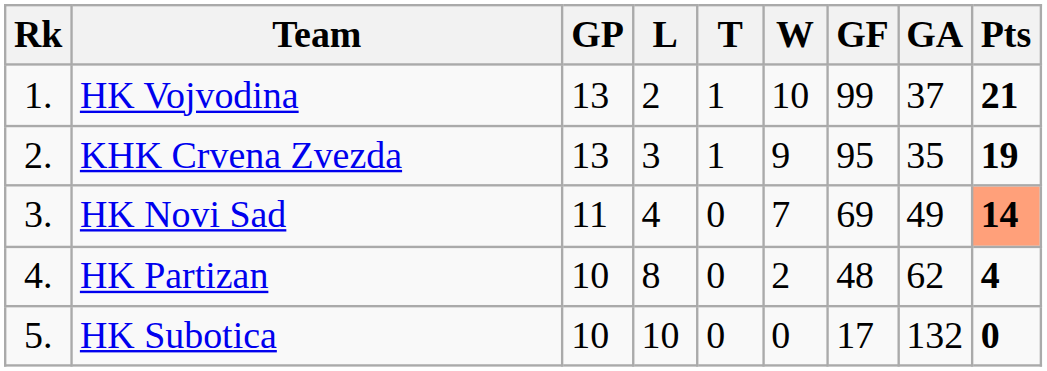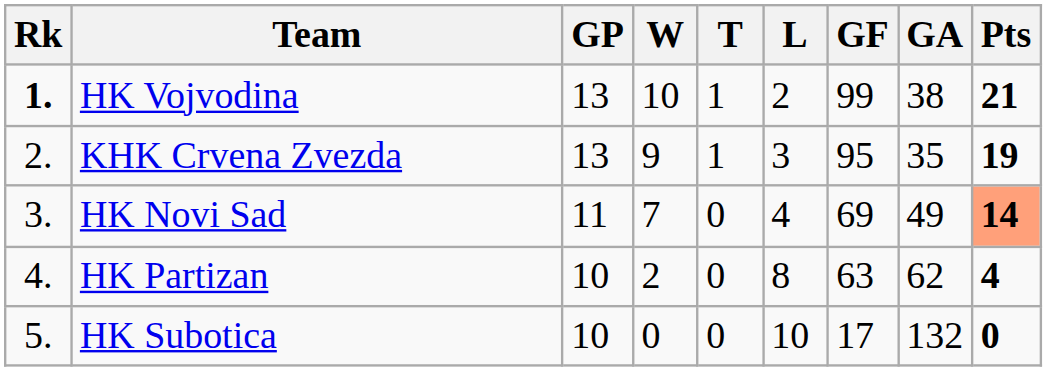columns swapped: (795, 34) <-> (665, 34)
(38, 94) normal -> (38, 94) bold
(925, 94) 37 -> (925, 94) 38
(855, 275) 48 -> (855, 275) 63
